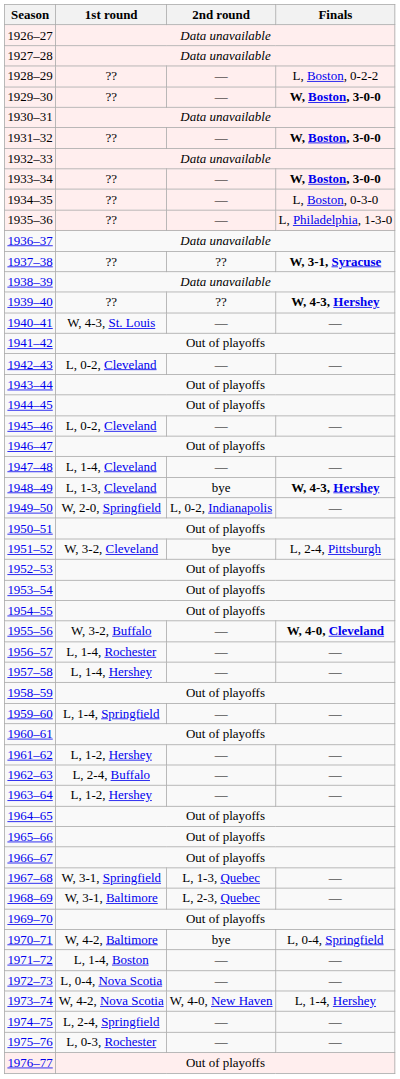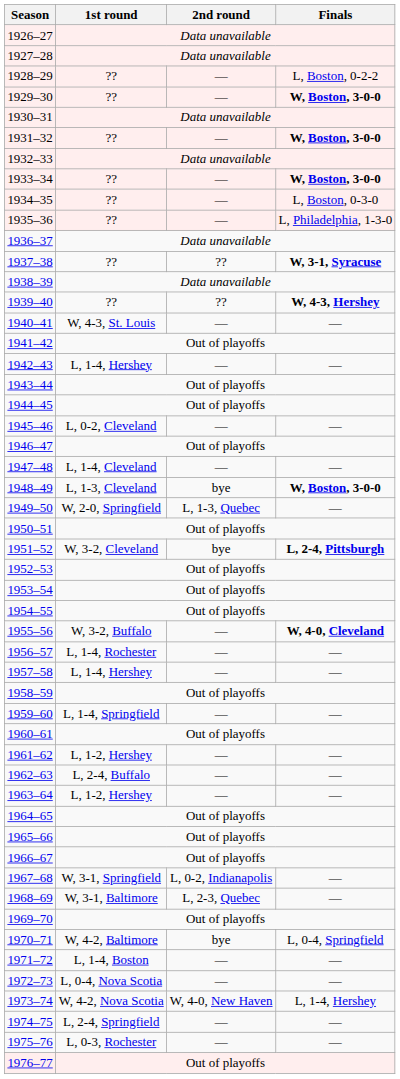(111, 364) L, 0-2, Cleveland -> (111, 364) L, 1-4, Hershey
(335, 487) W, 4-3, Hershey -> (335, 487) W, Boston, 3-0-0
(221, 508) L, 0-2, Indianapolis -> (221, 508) L, 1-3, Quebec
(335, 549) normal -> (335, 549) bold
(221, 878) L, 1-3, Quebec -> (221, 878) L, 0-2, Indianapolis
